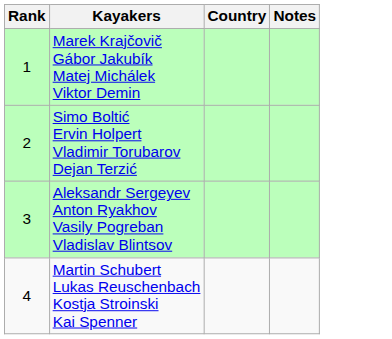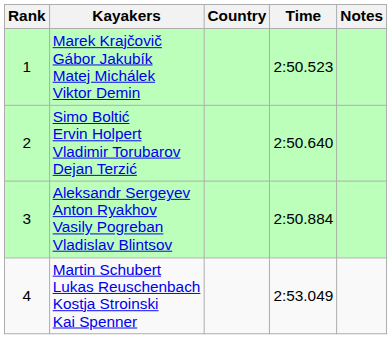+ column: (303, 16)
